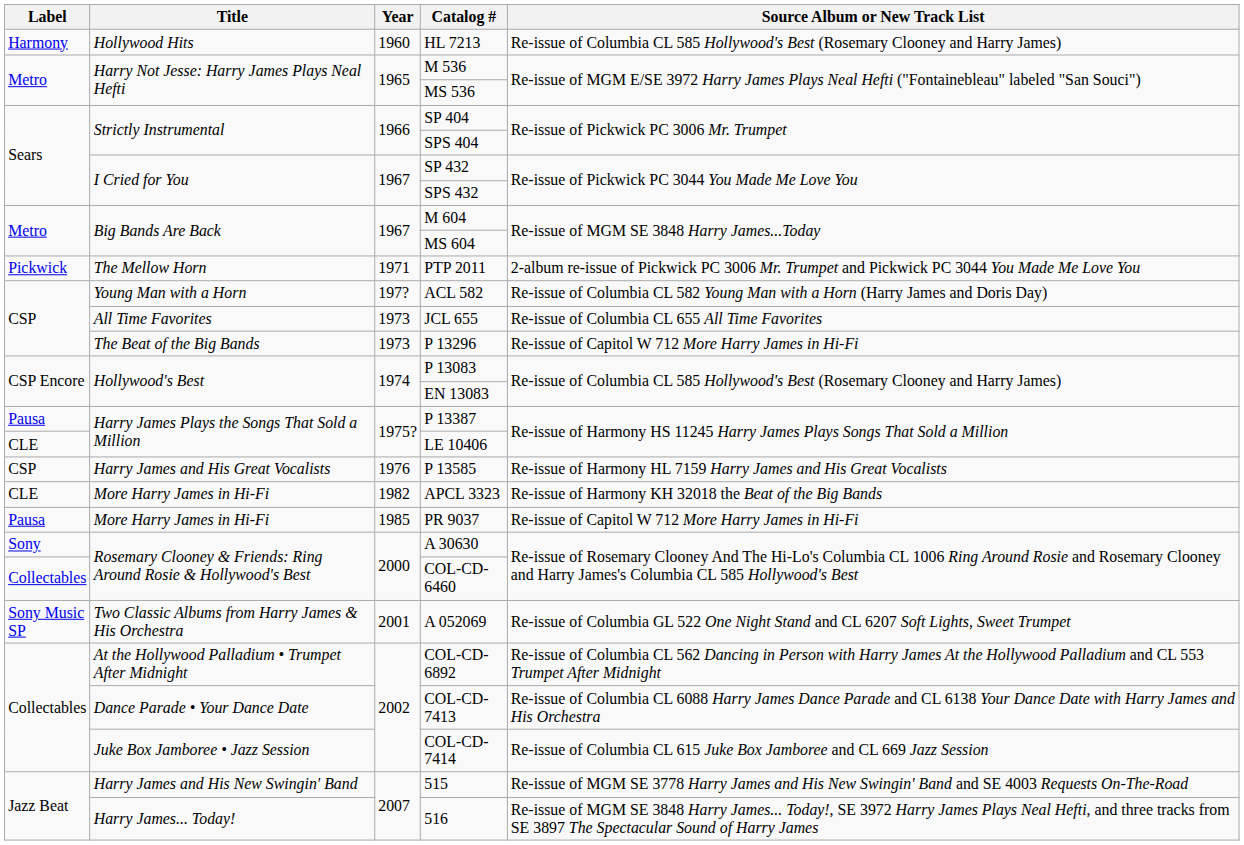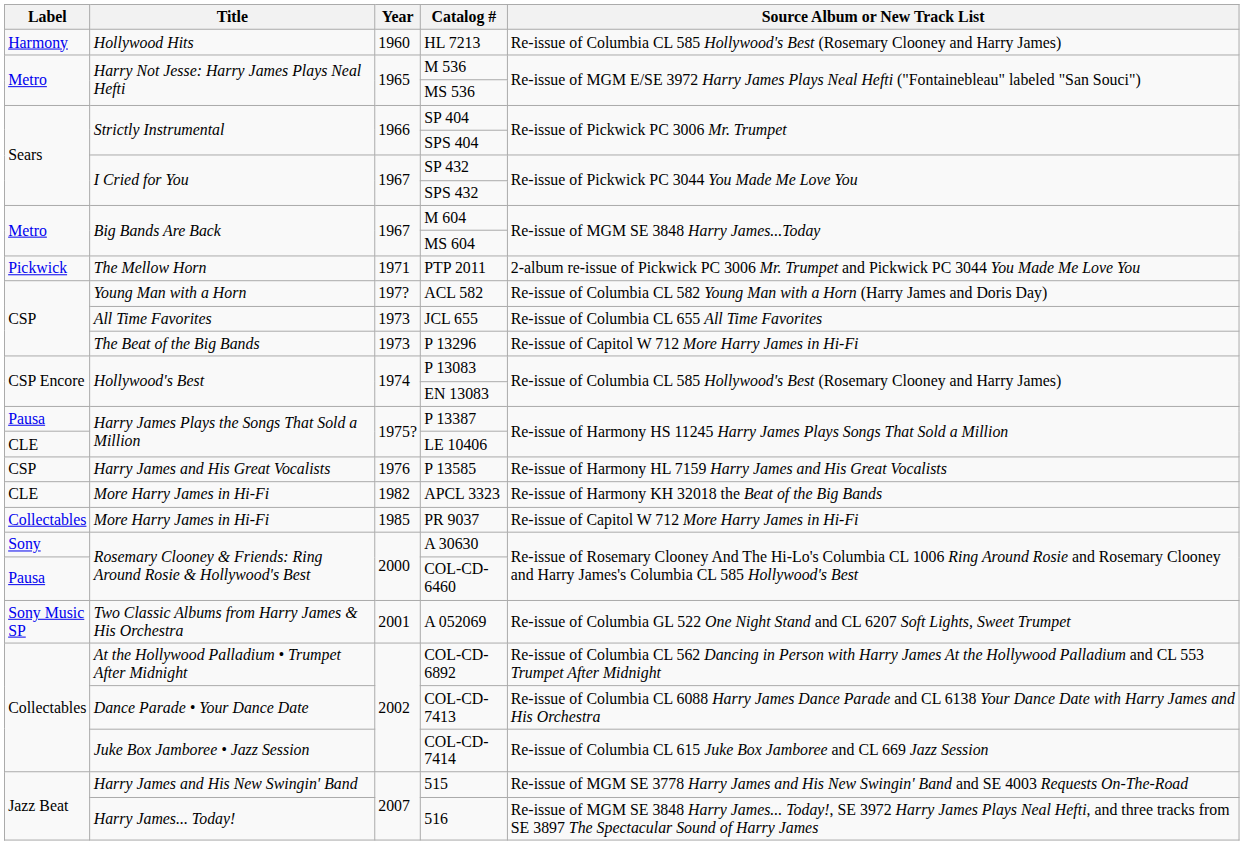(27, 519) Pausa -> (47, 519) Collectables
(47, 578) Collectables -> (27, 578) Pausa
